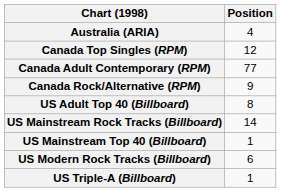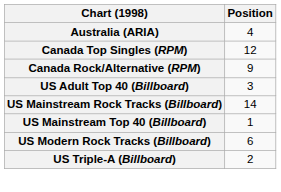- row: (115, 68)
(250, 104) 8 -> (250, 86) 3
(250, 178) 1 -> (250, 159) 2
